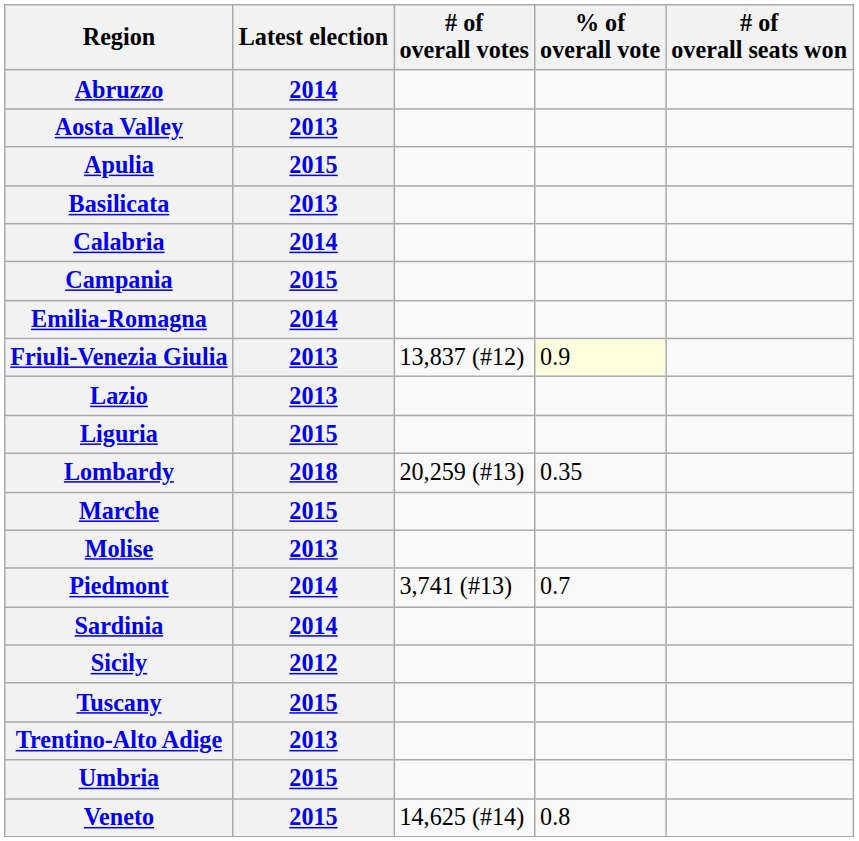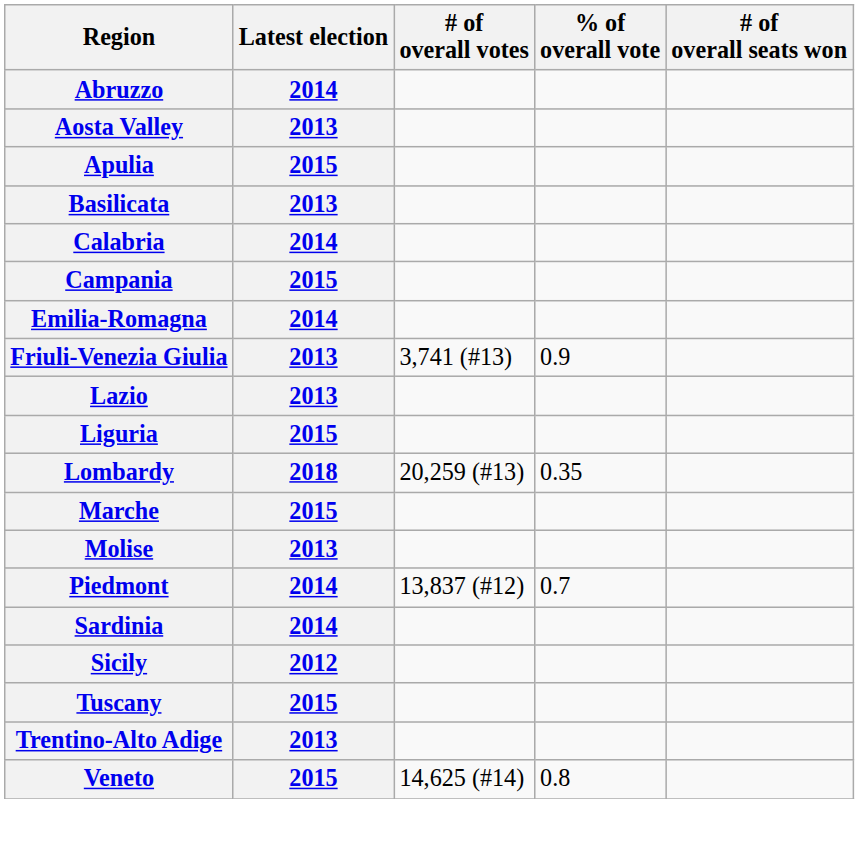(462, 357) 13,837 (#12) -> (456, 357) 3,741 (#13)
(555, 357) lightyellow background -> (555, 357) no background
(456, 587) 3,741 (#13) -> (462, 587) 13,837 (#12)
- row: (119, 778)
